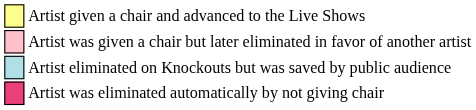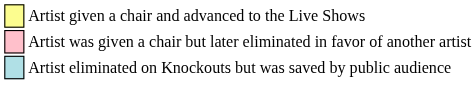- row: (206, 93)
